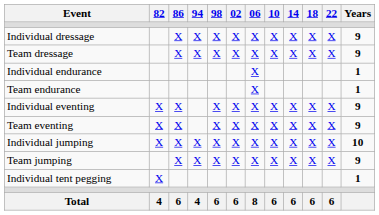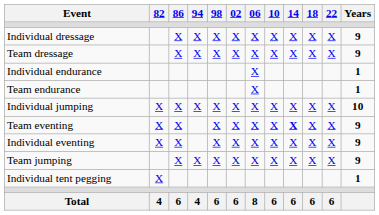rows swapped: (51, 107) <-> (50, 142)
(293, 125) normal -> (293, 125) bold
